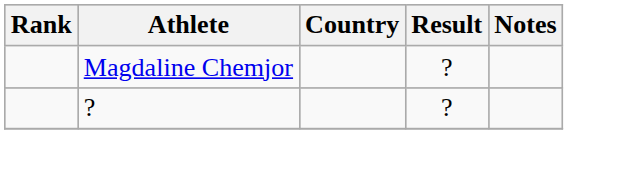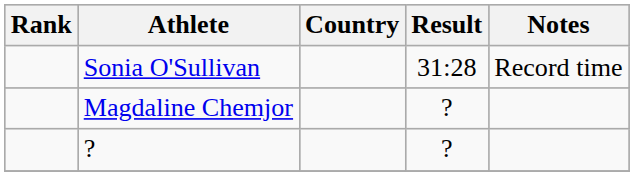+ row: (172, 66)
